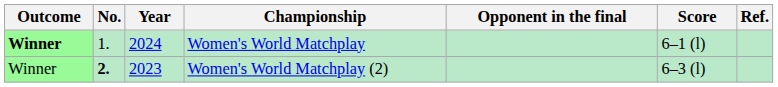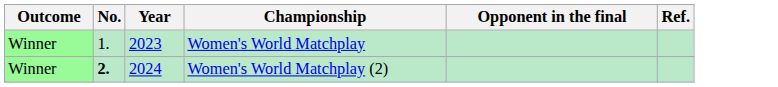- column: (697, 17)
(35, 43) bold -> (32, 43) normal
(145, 43) 2024 -> (145, 43) 2023
(145, 69) 2023 -> (145, 69) 2024
